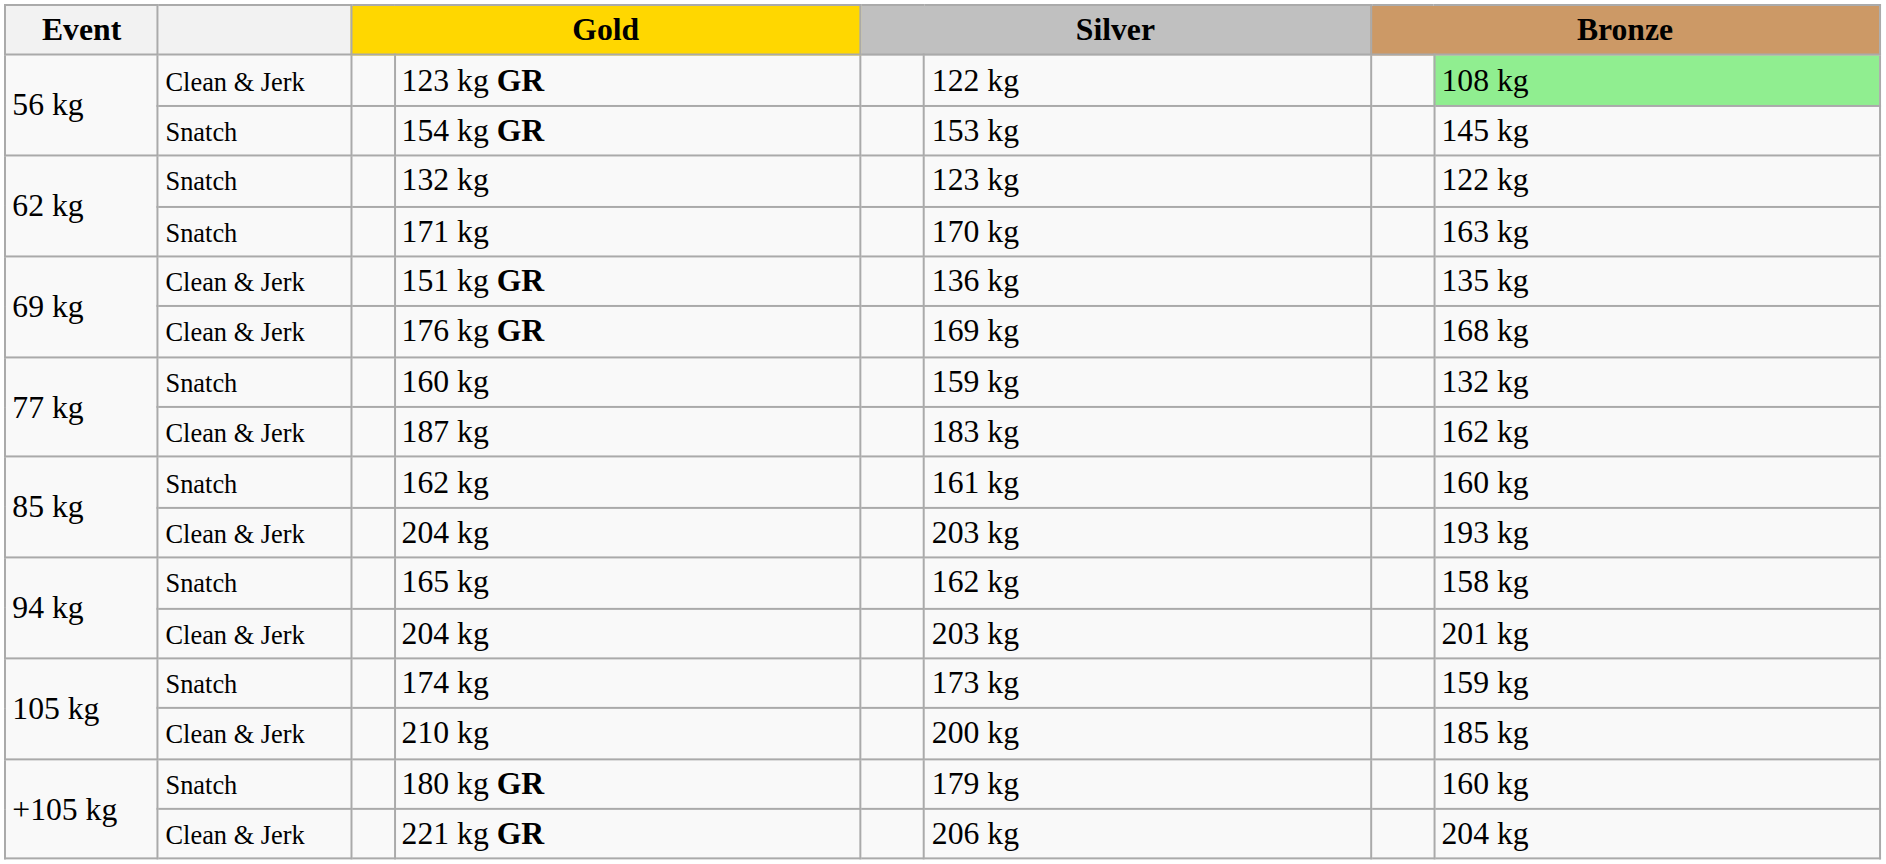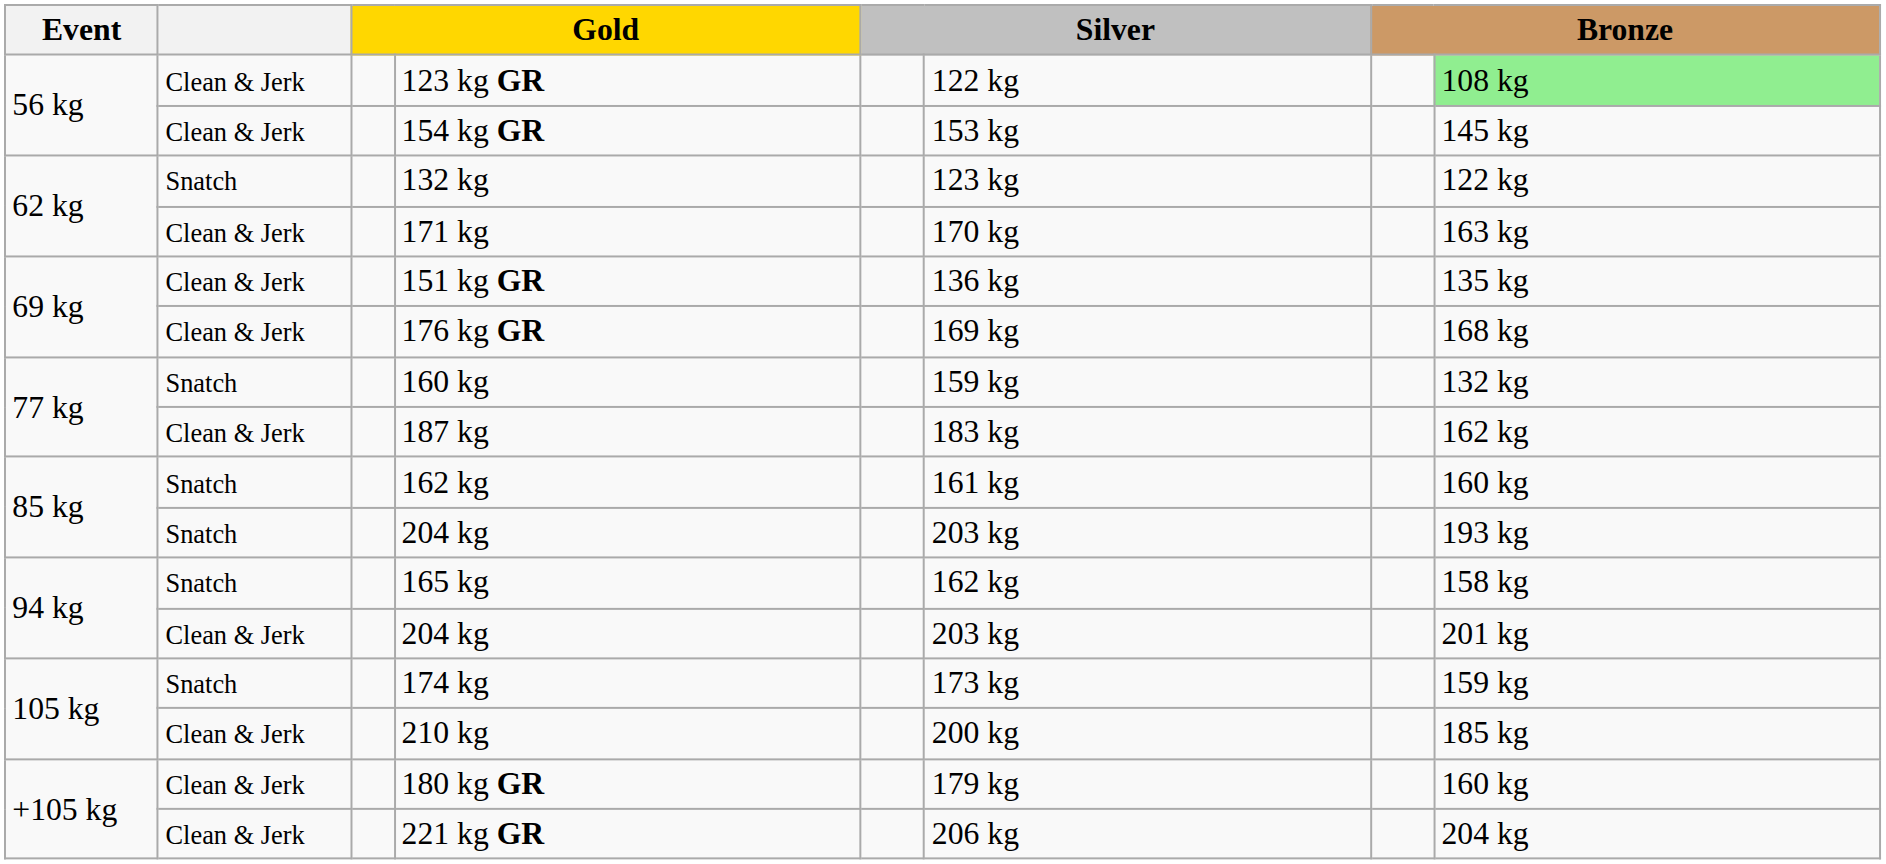(201, 132) Snatch -> (235, 132) Clean & Jerk
(201, 232) Snatch -> (235, 232) Clean & Jerk
(235, 534) Clean & Jerk -> (201, 534) Snatch
(201, 785) Snatch -> (235, 785) Clean & Jerk
